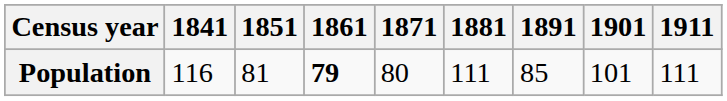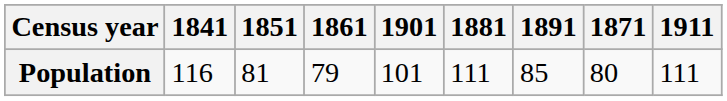columns swapped: (409, 26) <-> (618, 26)
(325, 71) bold -> (325, 71) normal
